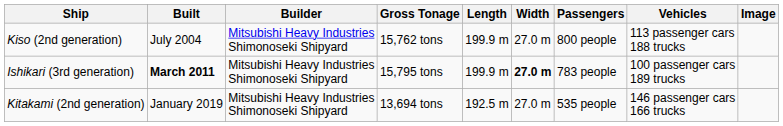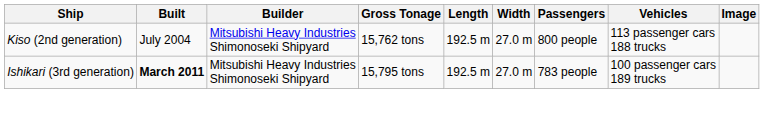(487, 39) 199.9 m -> (468, 39) 192.5 m
(487, 72) 199.9 m -> (468, 72) 192.5 m
(533, 72) bold -> (514, 72) normal
- row: (76, 104)
